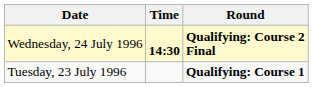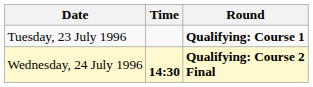rows swapped: (67, 72) <-> (75, 43)
